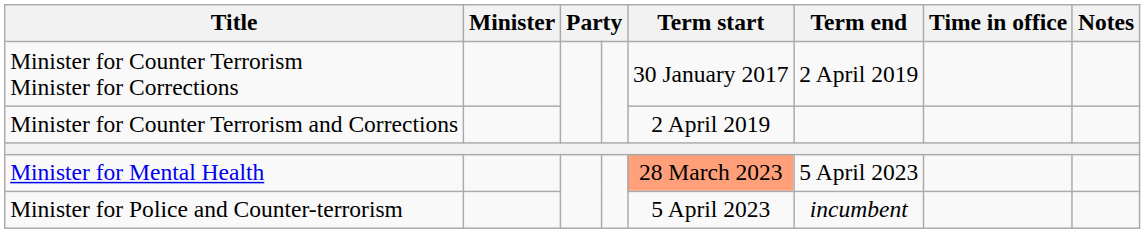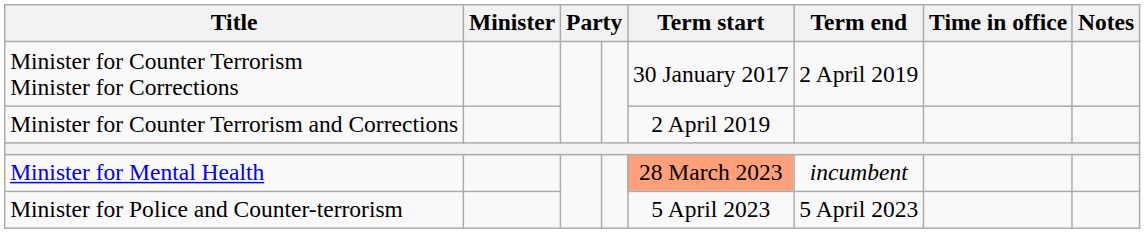(859, 172) 5 April 2023 -> (859, 172) incumbent
(859, 209) incumbent -> (859, 209) 5 April 2023
